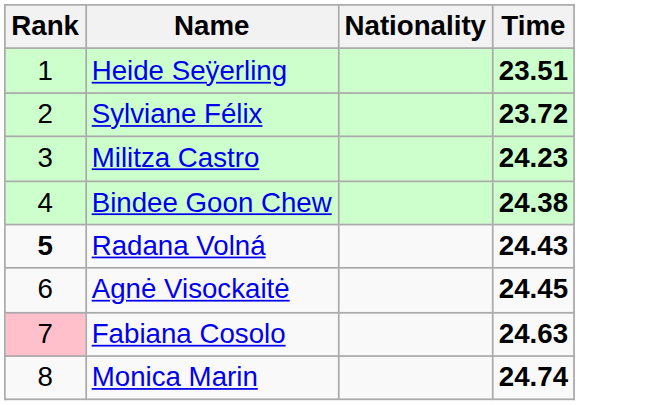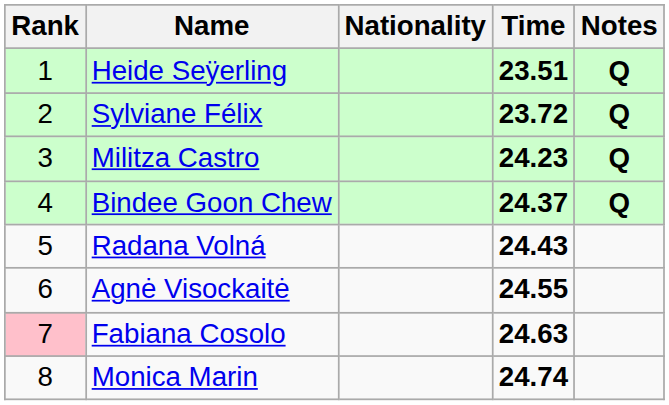+ column: (619, 26)
(533, 202) 24.38 -> (533, 202) 24.37
(45, 245) bold -> (45, 245) normal
(533, 289) 24.45 -> (533, 289) 24.55
